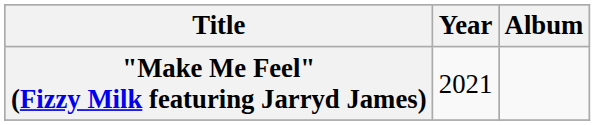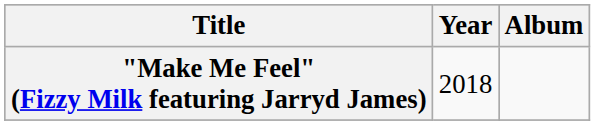(466, 83) 2021 -> (466, 83) 2018
